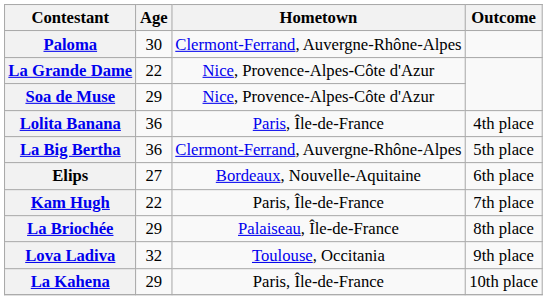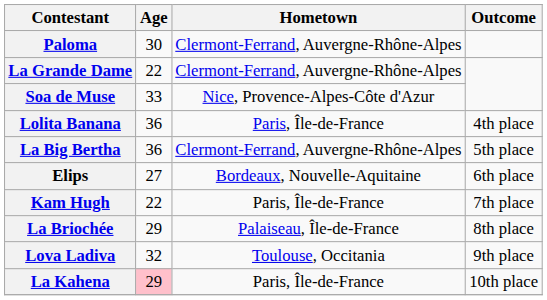(318, 70) Nice, Provence-Alpes-Côte d'Azur -> (318, 70) Clermont-Ferrand, Auvergne-Rhône-Alpes
(154, 96) 29 -> (154, 96) 33
(154, 281) no background -> (154, 281) pink background
